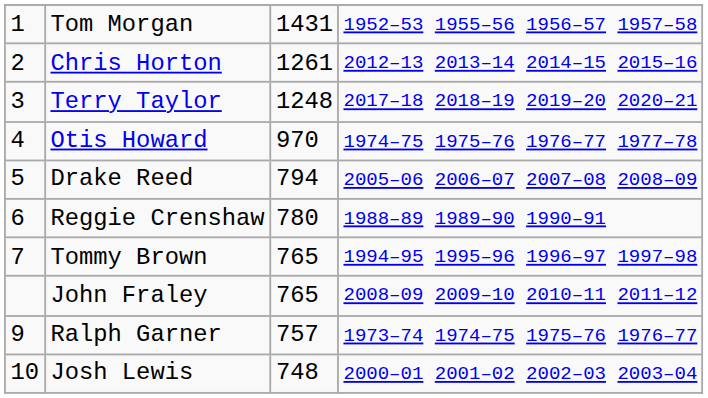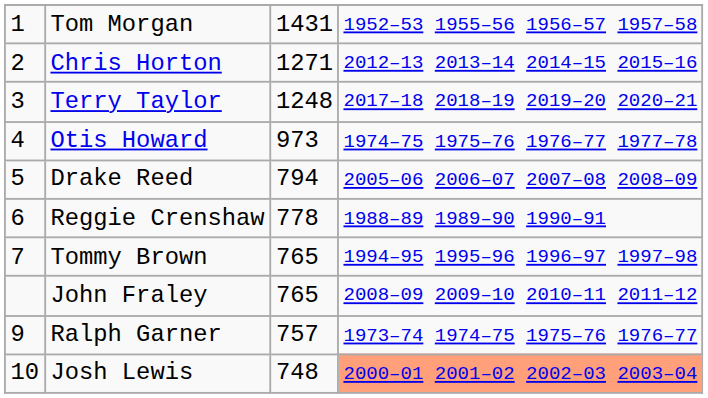(305, 63) 1261 -> (305, 63) 1271
(297, 141) 970 -> (297, 141) 973
(297, 218) 780 -> (297, 218) 778
(520, 373) no background -> (520, 373) lightsalmon background
